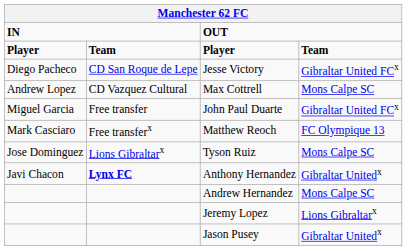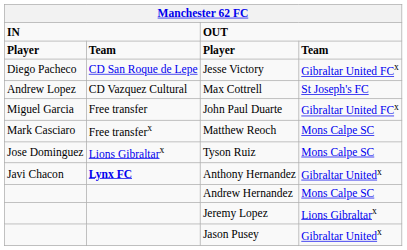(338, 89) Mons Calpe SC -> (335, 89) St Joseph's FC
(343, 131) FC Olympique 13 -> (338, 131) Mons Calpe SC
